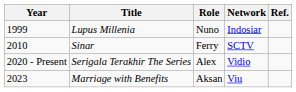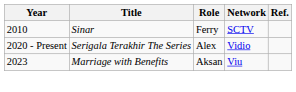- row: (103, 29)
